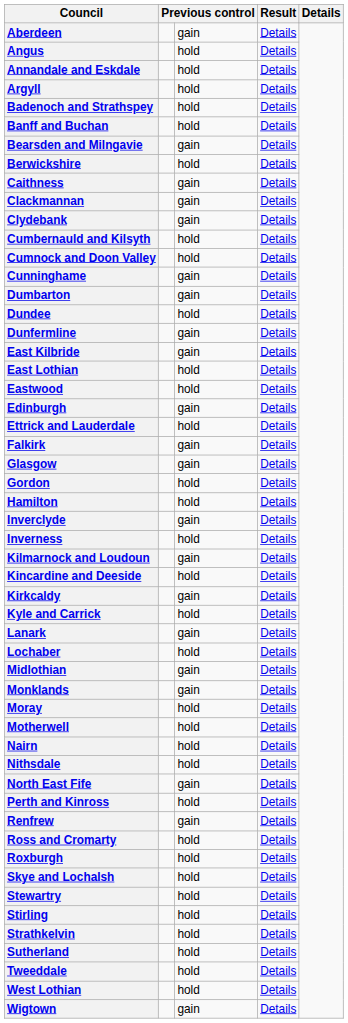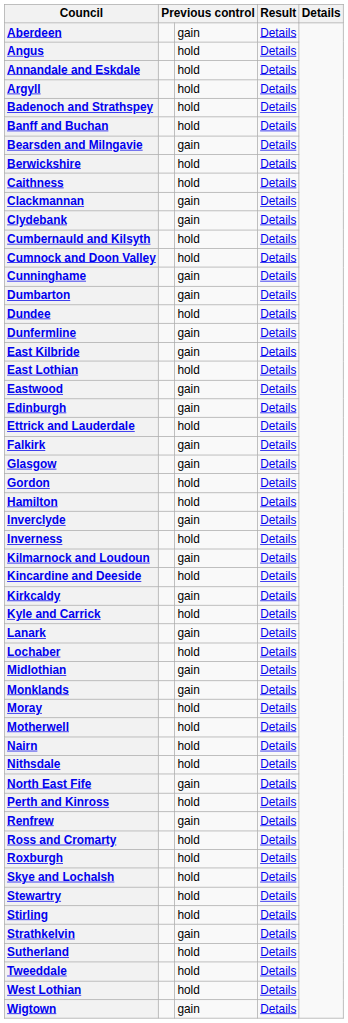(189, 182) gain -> (189, 182) hold
(189, 389) hold -> (189, 389) gain
(189, 933) hold -> (189, 933) gain
